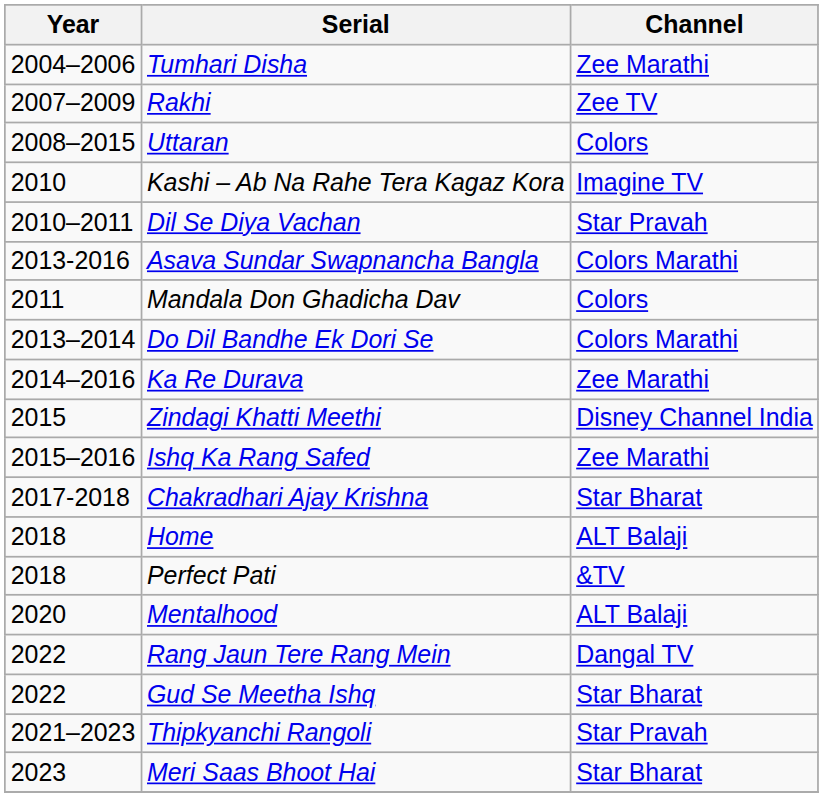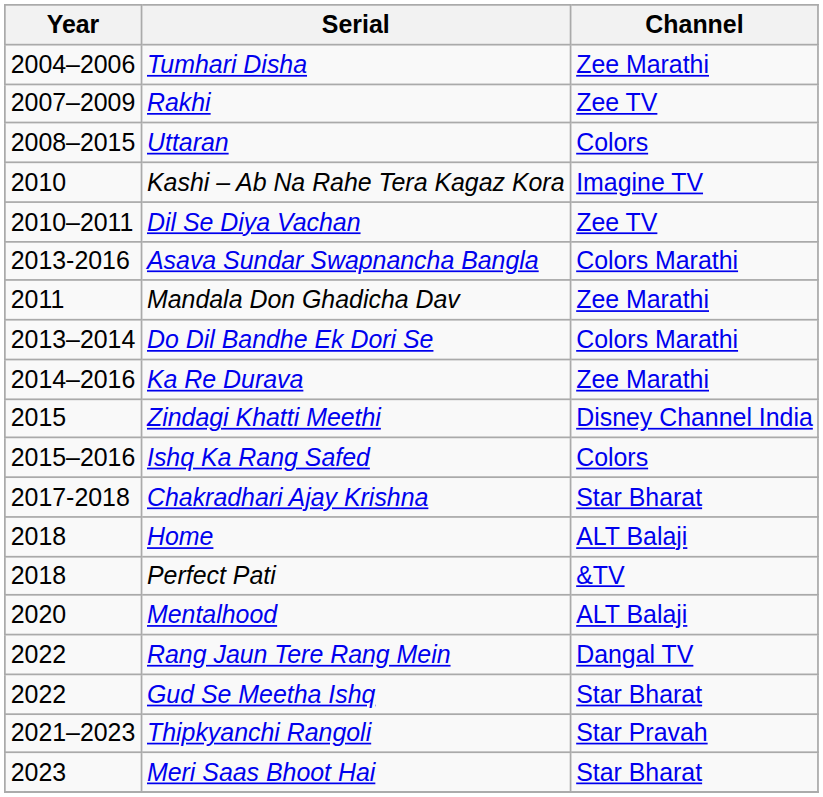(642, 222) Star Pravah -> (617, 222) Zee TV
(612, 300) Colors -> (643, 300) Zee Marathi
(643, 458) Zee Marathi -> (612, 458) Colors
